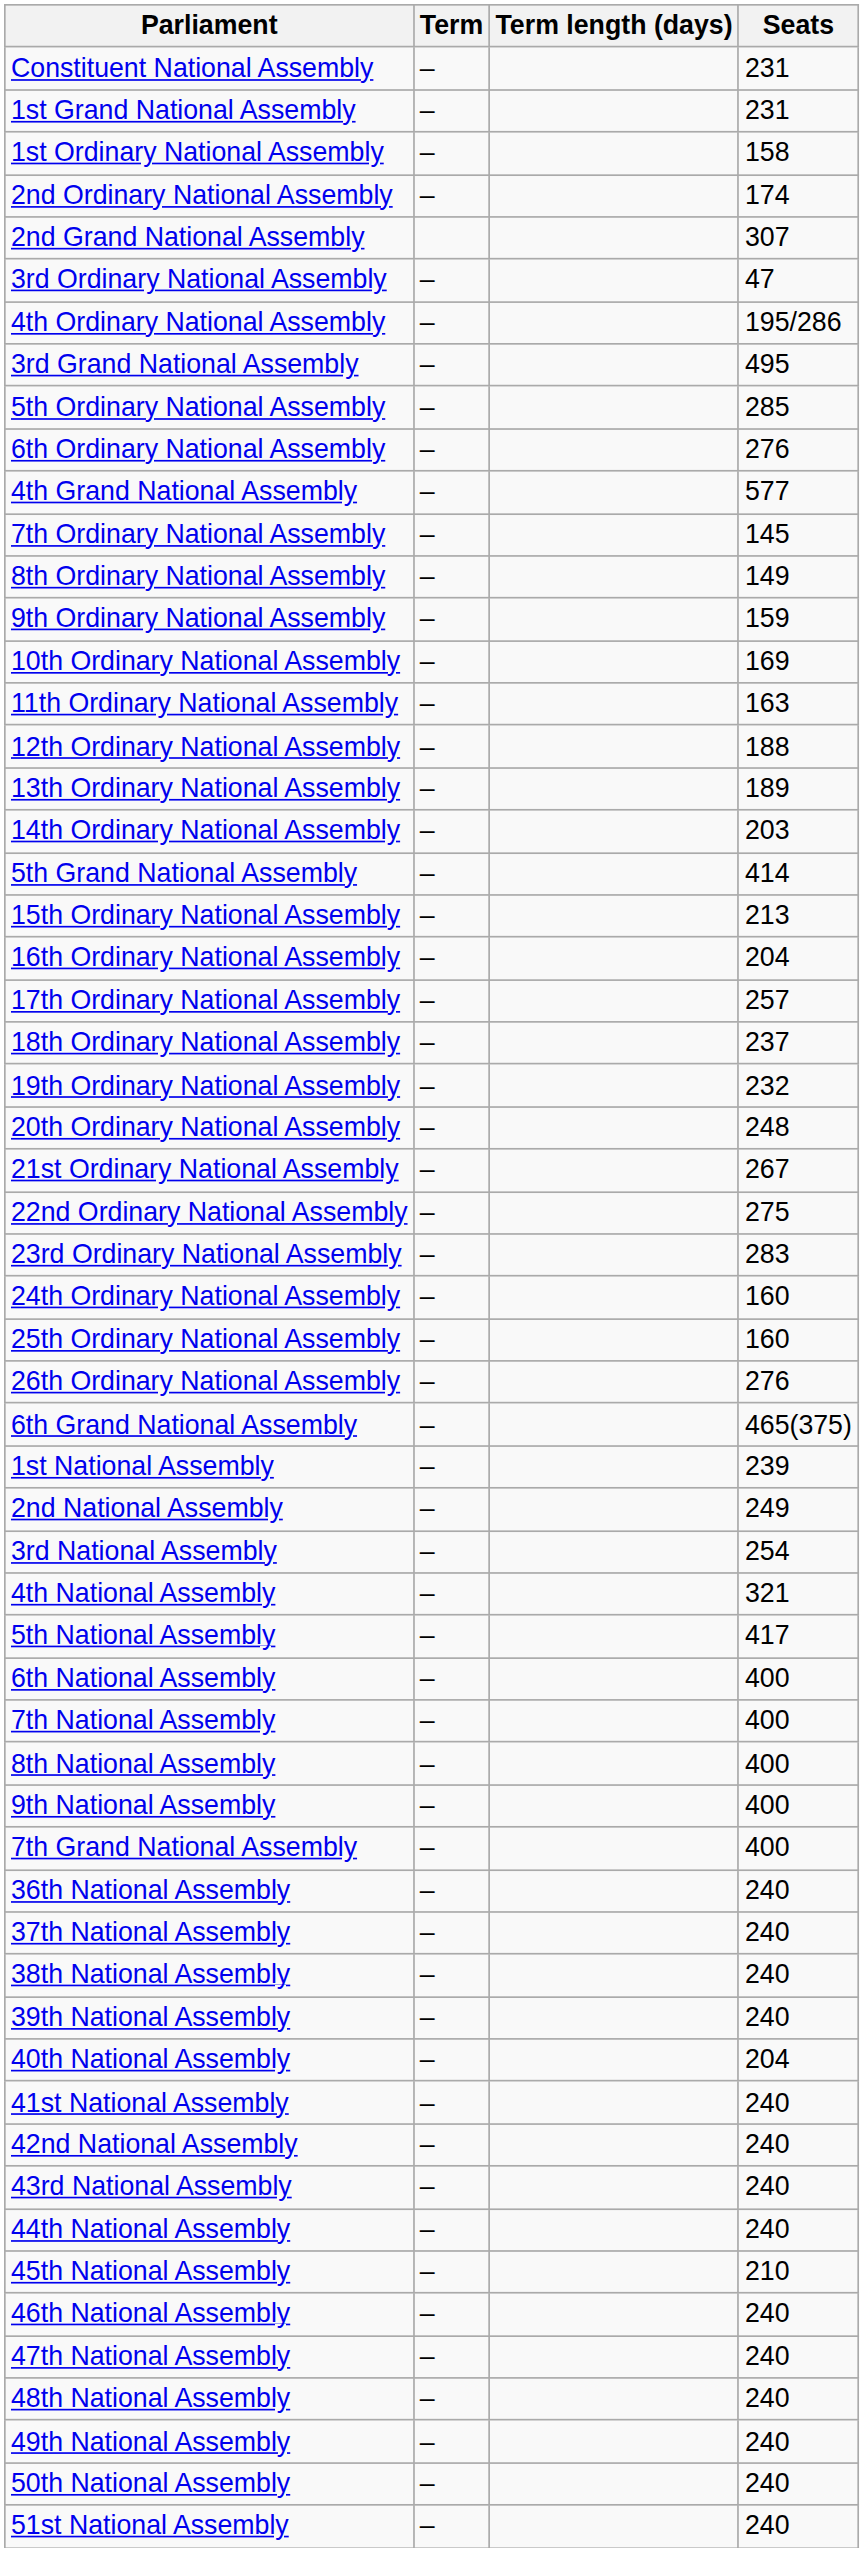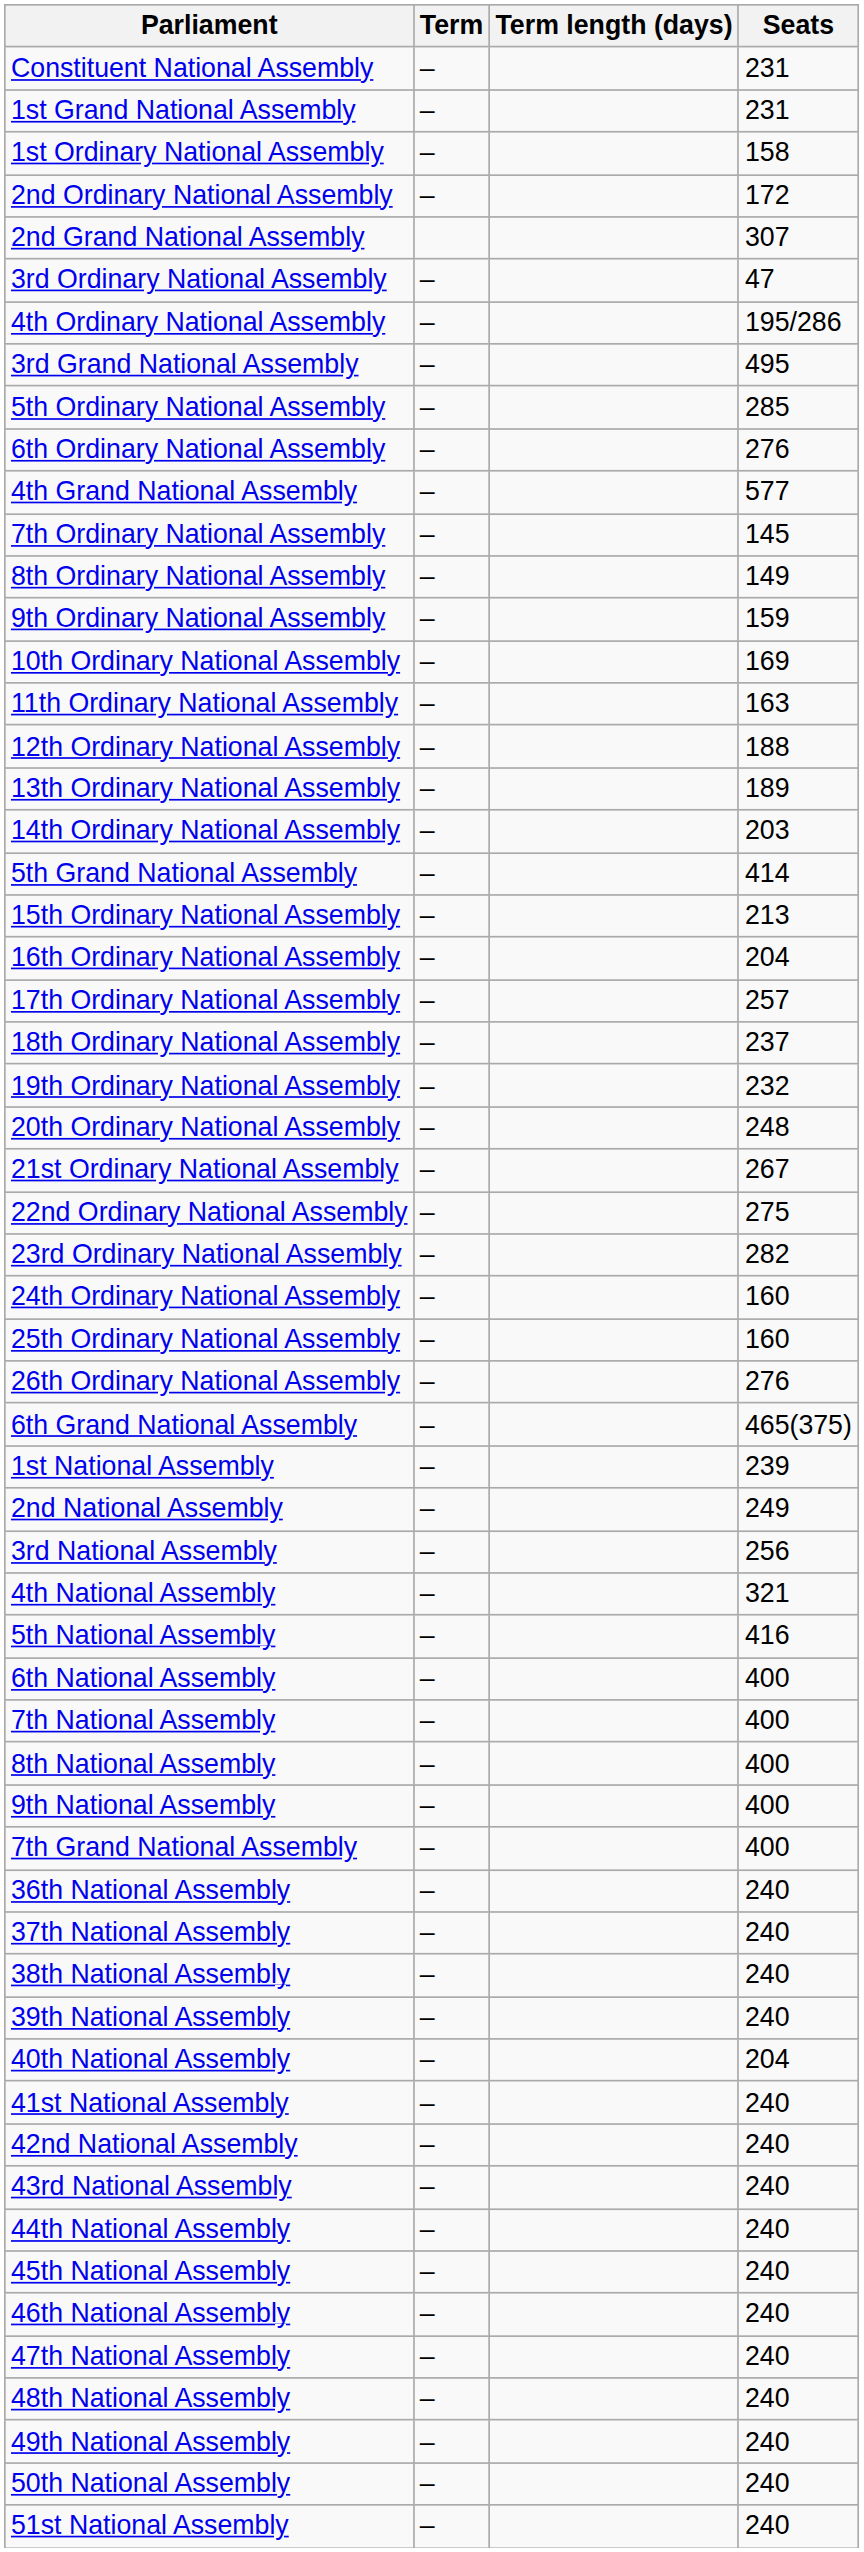(767, 195) 174 -> (767, 195) 172
(767, 1254) 283 -> (767, 1254) 282
(767, 1551) 254 -> (767, 1551) 256
(767, 1635) 417 -> (767, 1635) 416
(767, 2271) 210 -> (767, 2271) 240
